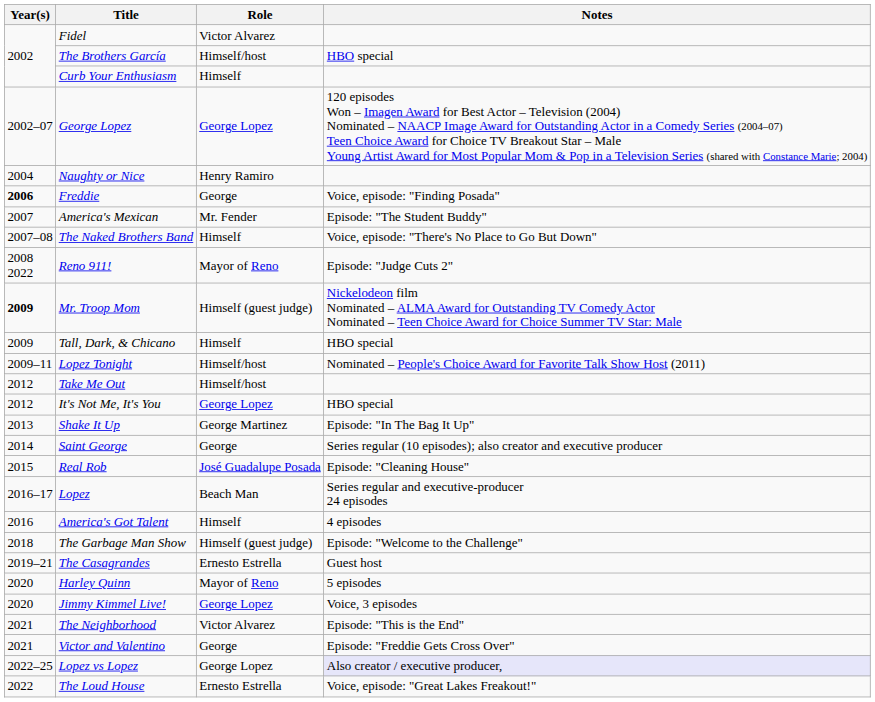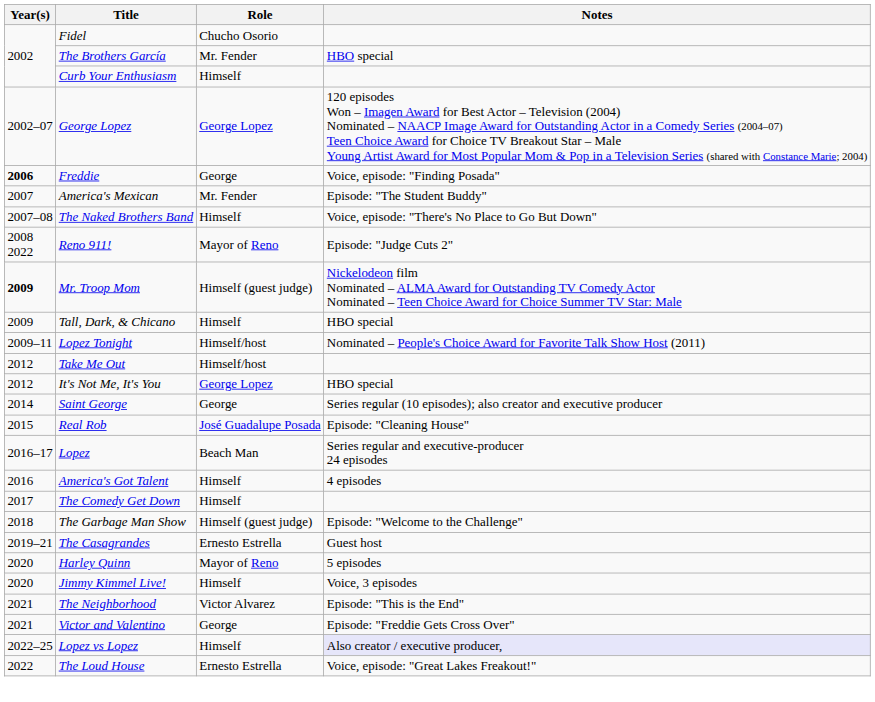(237, 35) Victor Alvarez -> (239, 35) Chucho Osorio
(233, 55) Himself/host -> (228, 55) Mr. Fender
- row: (102, 175)
- row: (89, 425)
+ row: (119, 501)
(236, 604) George Lopez -> (220, 583) Himself
(236, 665) George Lopez -> (220, 645) Himself
